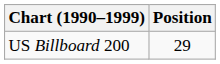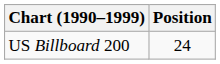(182, 45) 29 -> (182, 45) 24
